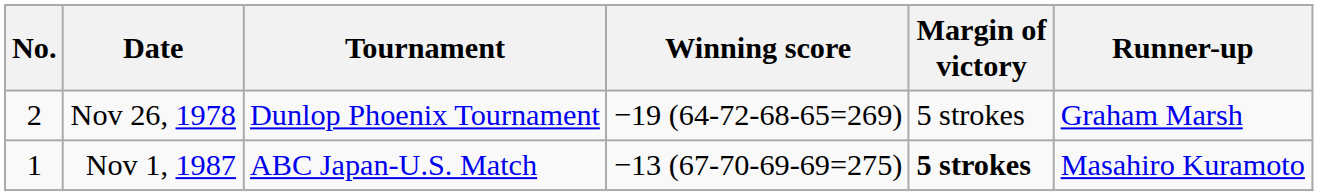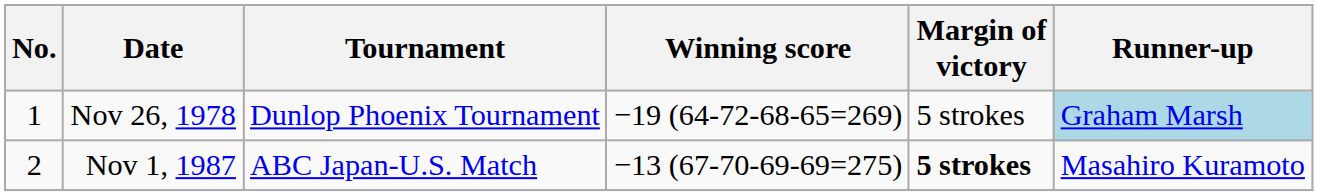(34, 115) 2 -> (34, 115) 1
(1152, 115) no background -> (1152, 115) lightblue background
(34, 165) 1 -> (34, 165) 2
